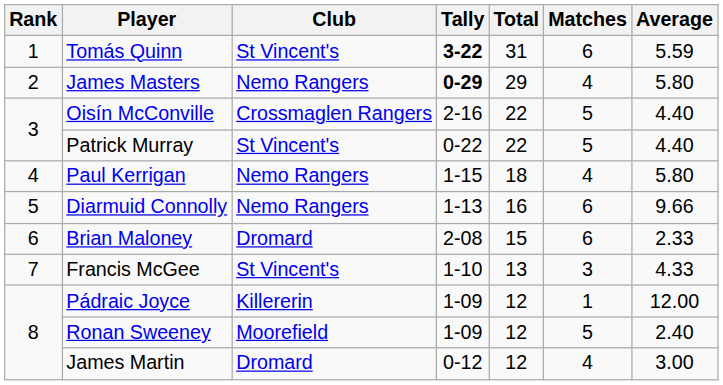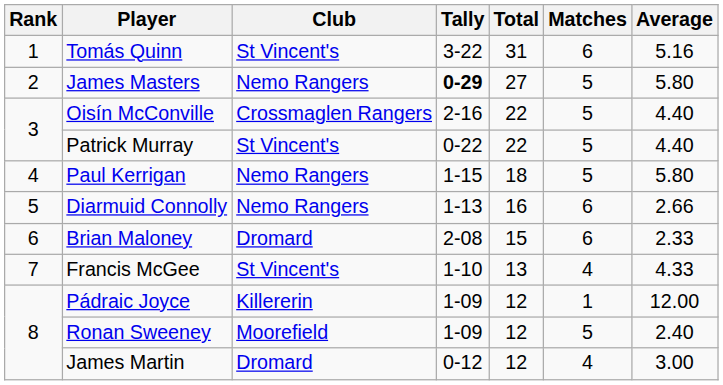(463, 51) bold -> (463, 51) normal
(674, 51) 5.59 -> (674, 51) 5.16
(516, 82) 29 -> (516, 82) 27
(588, 82) 4 -> (588, 82) 5
(588, 176) 4 -> (588, 176) 5
(674, 207) 9.66 -> (674, 207) 2.66
(588, 269) 3 -> (588, 269) 4
